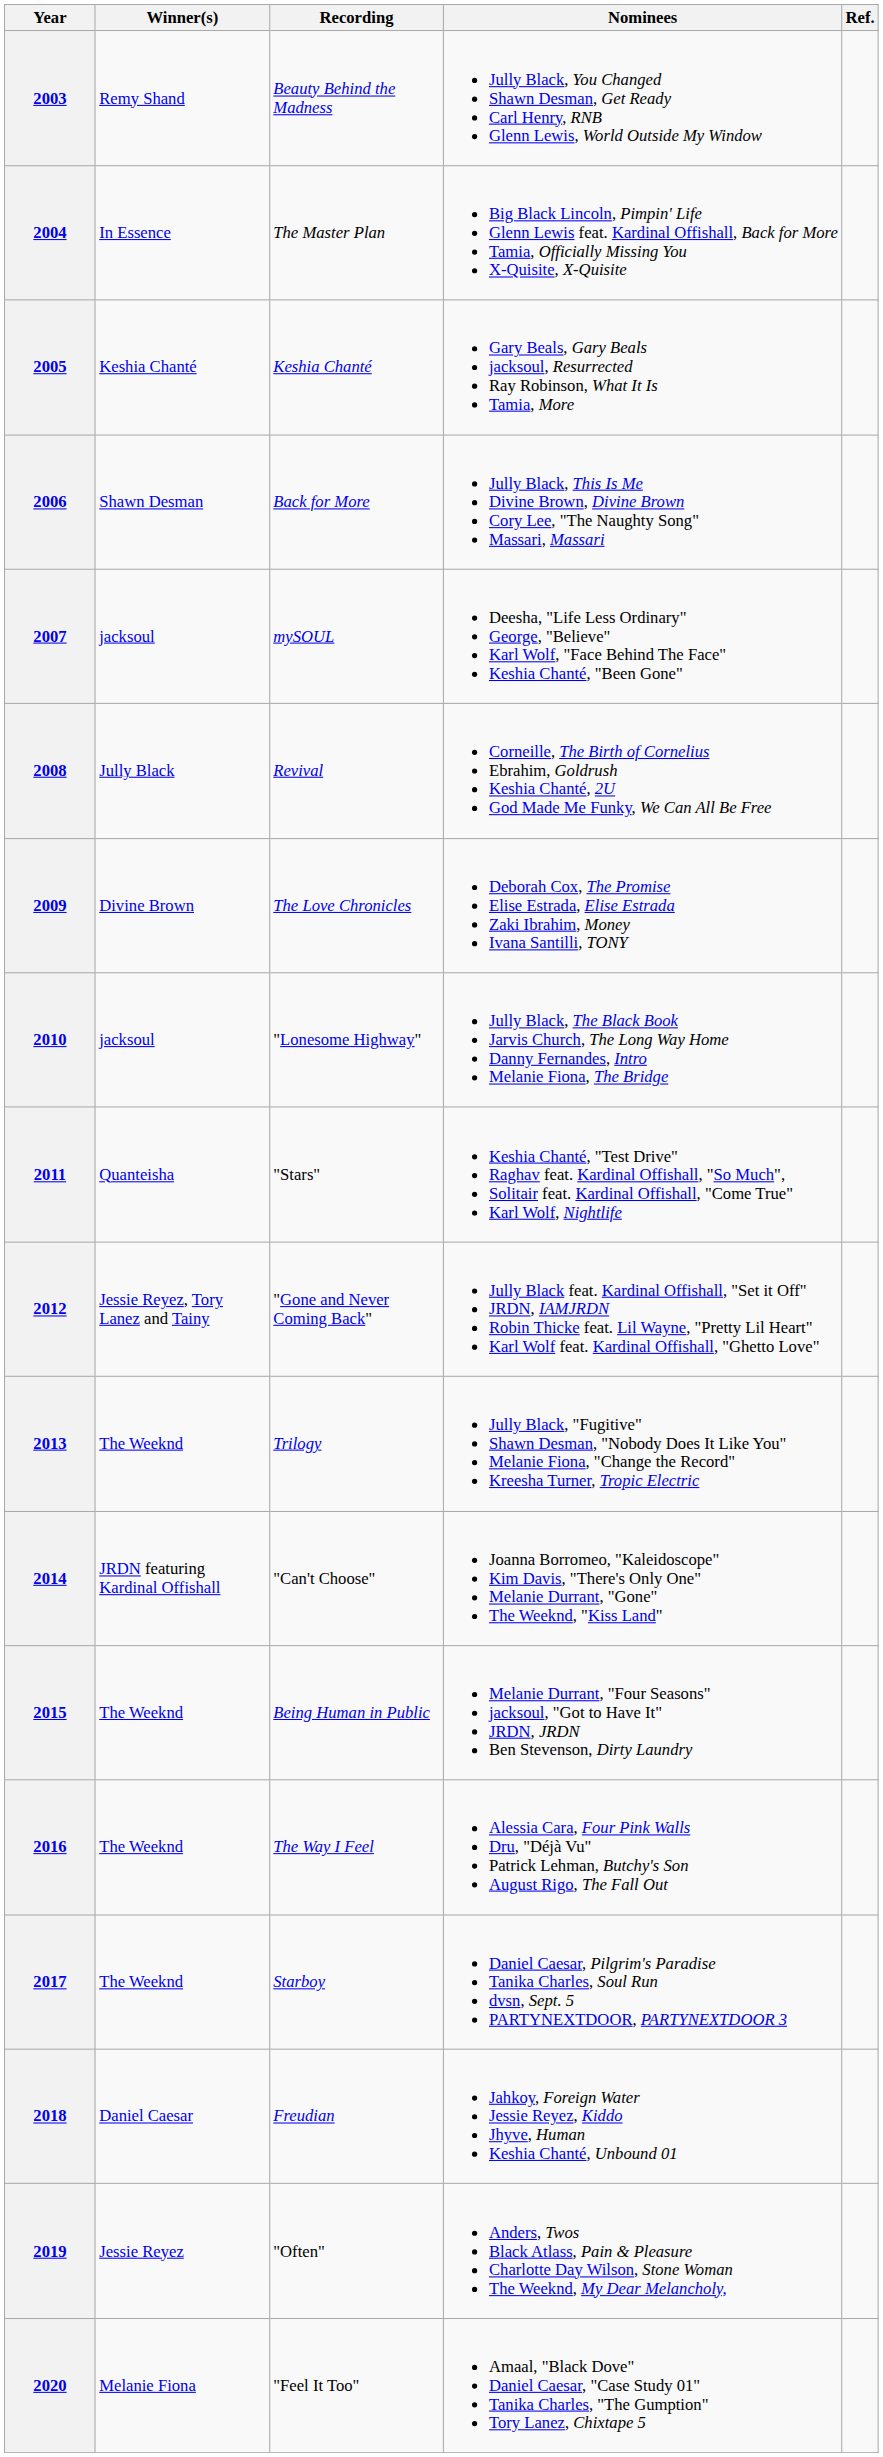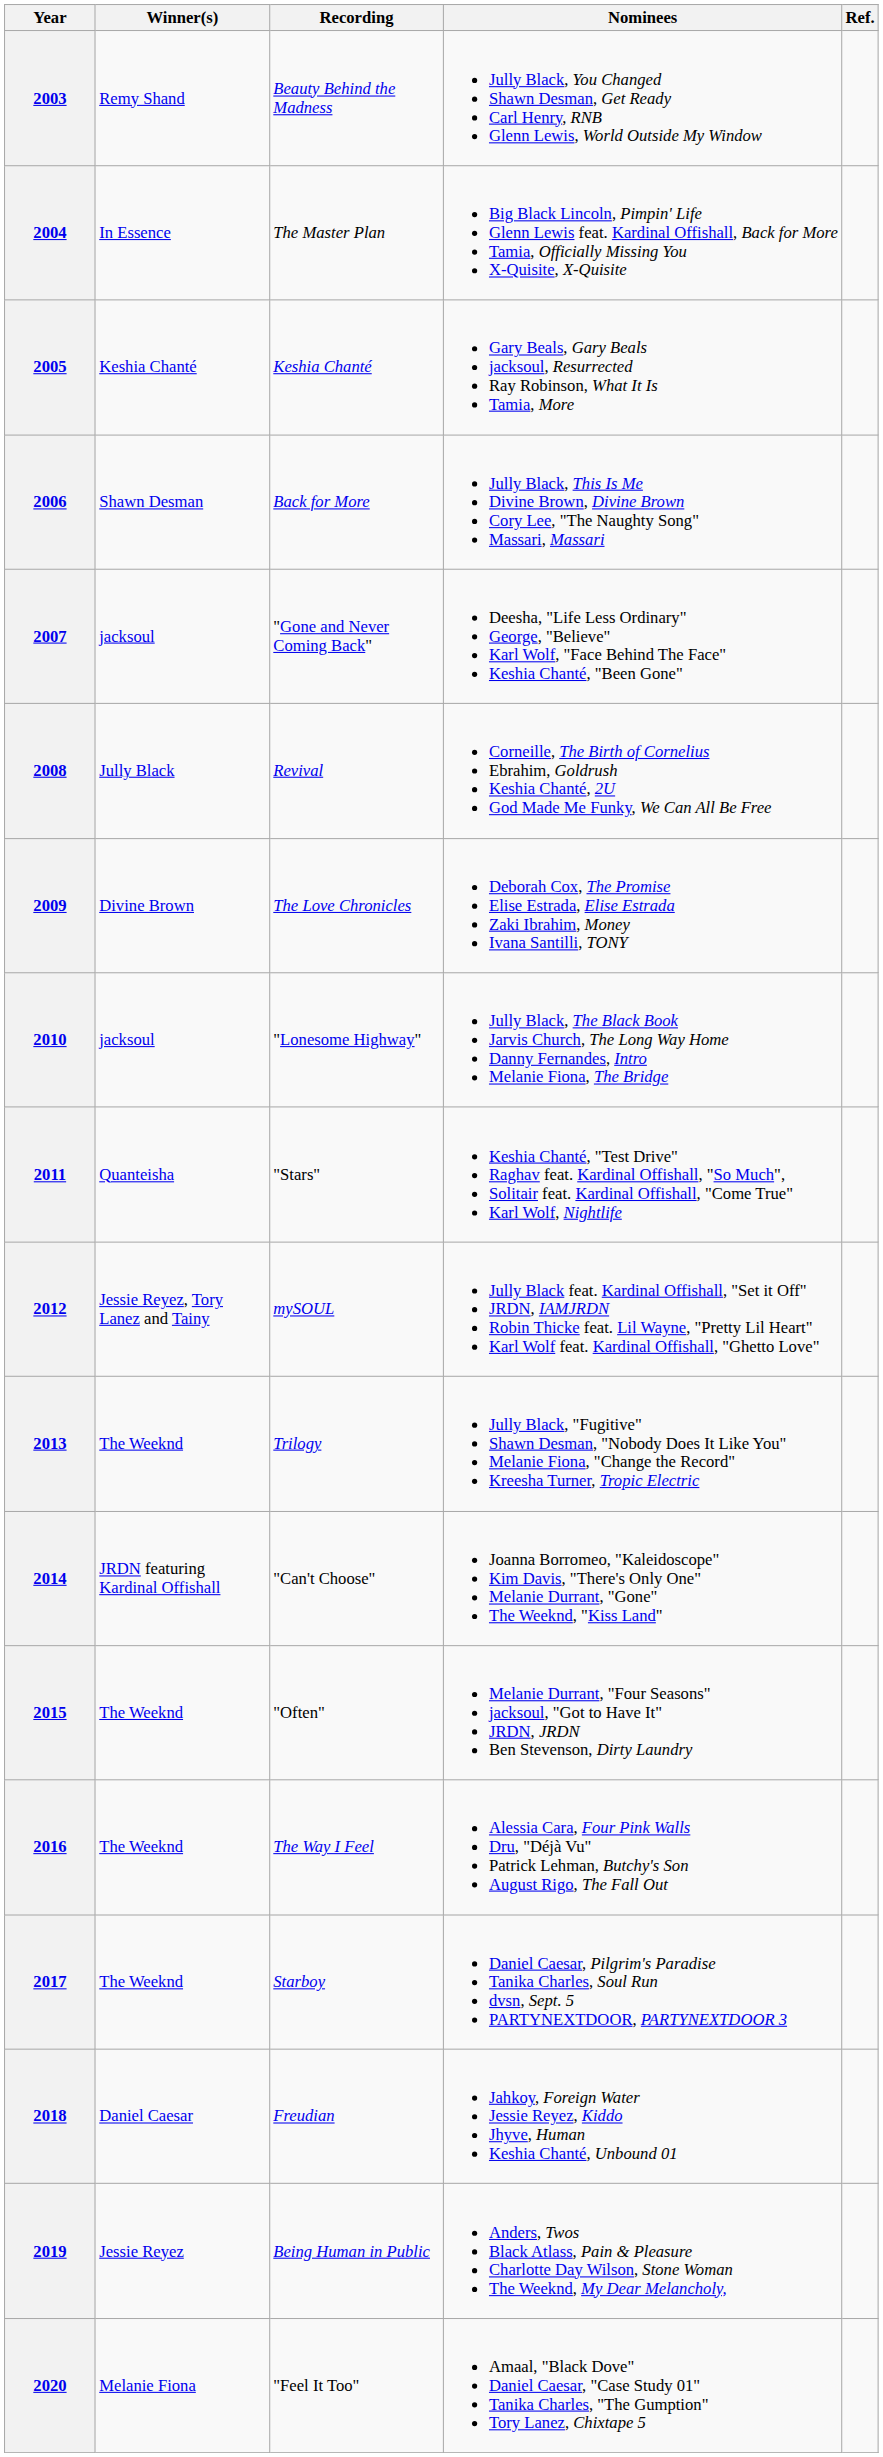(304, 636) mySOUL -> (331, 636) "Gone and Never Coming Back"
(331, 1309) "Gone and Never Coming Back" -> (304, 1309) mySOUL
(352, 1712) Being Human in Public -> (299, 1712) "Often"
(299, 2250) "Often" -> (352, 2250) Being Human in Public
